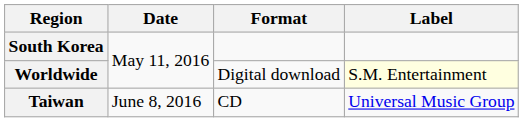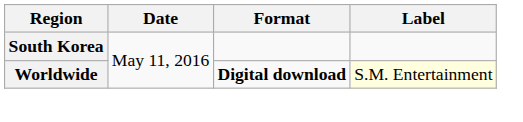(279, 74) normal -> (282, 74) bold
- row: (56, 102)
